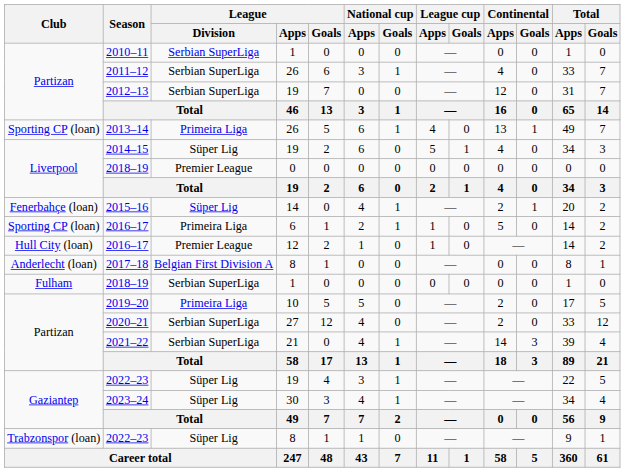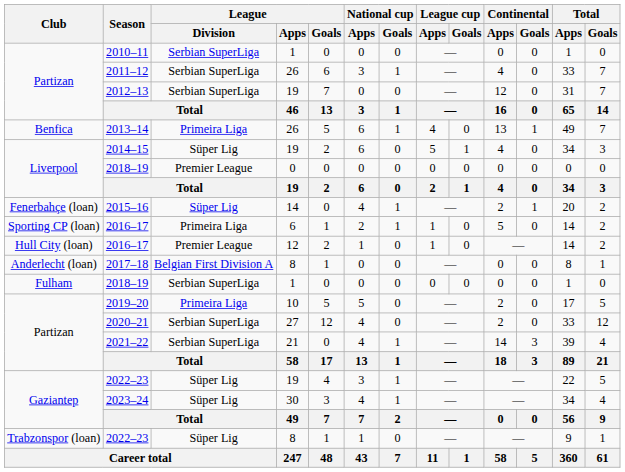(54, 129) Sporting CP (loan) -> (54, 129) Benfica
